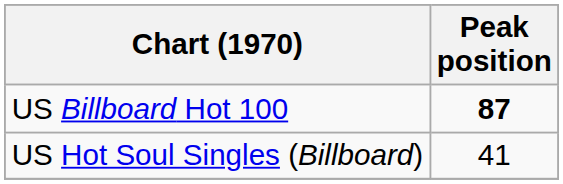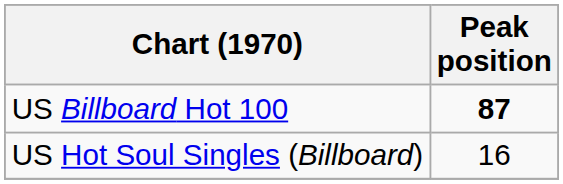(494, 155) 41 -> (494, 155) 16
